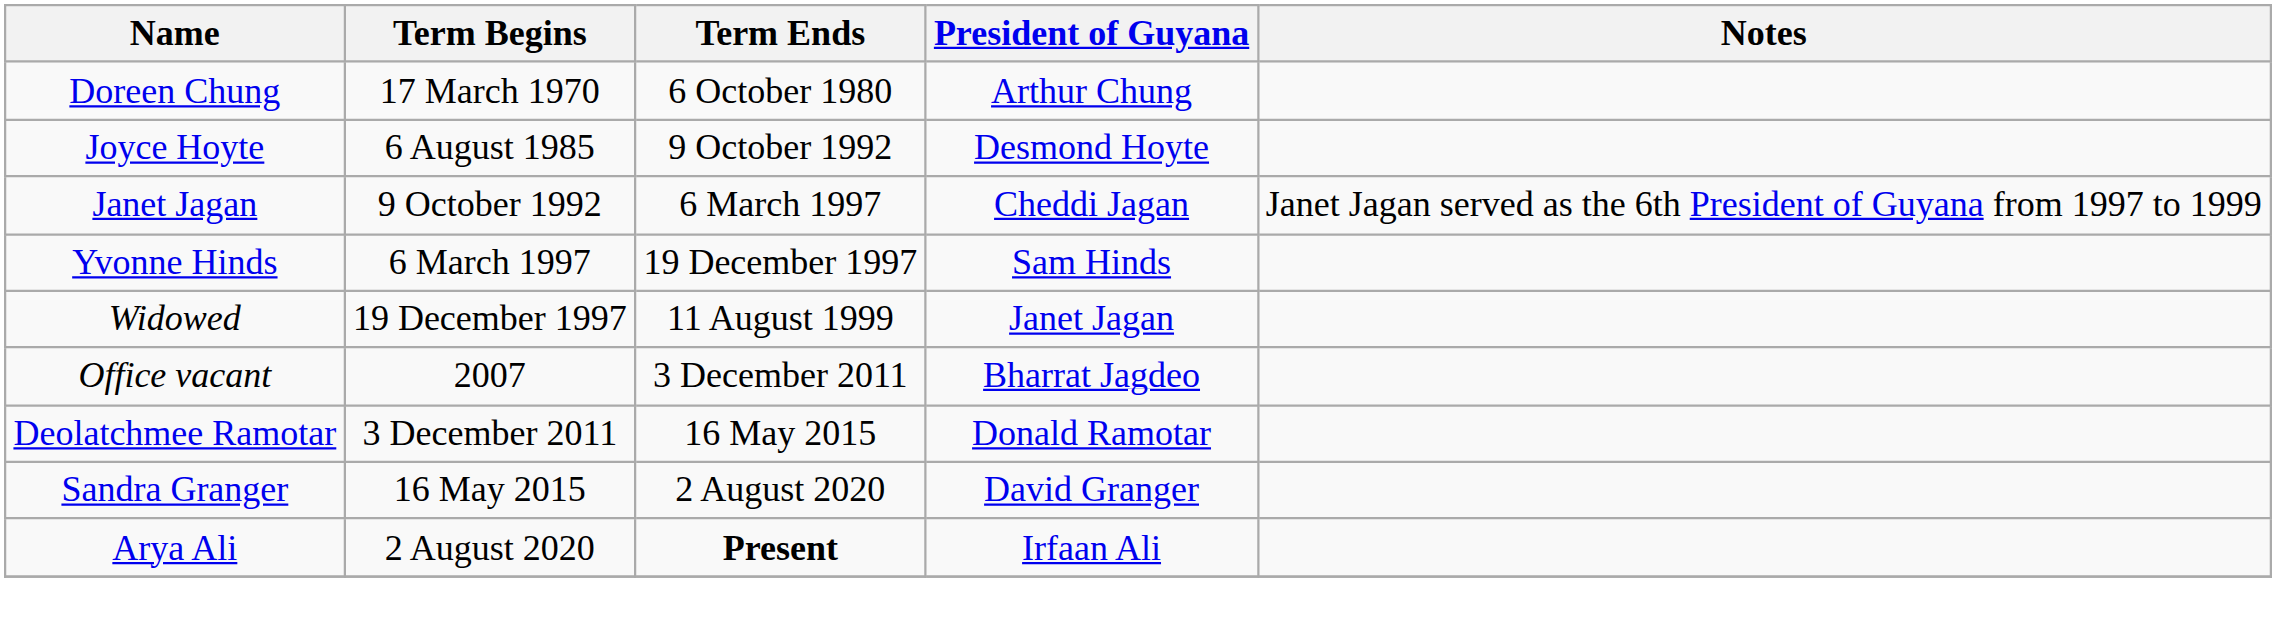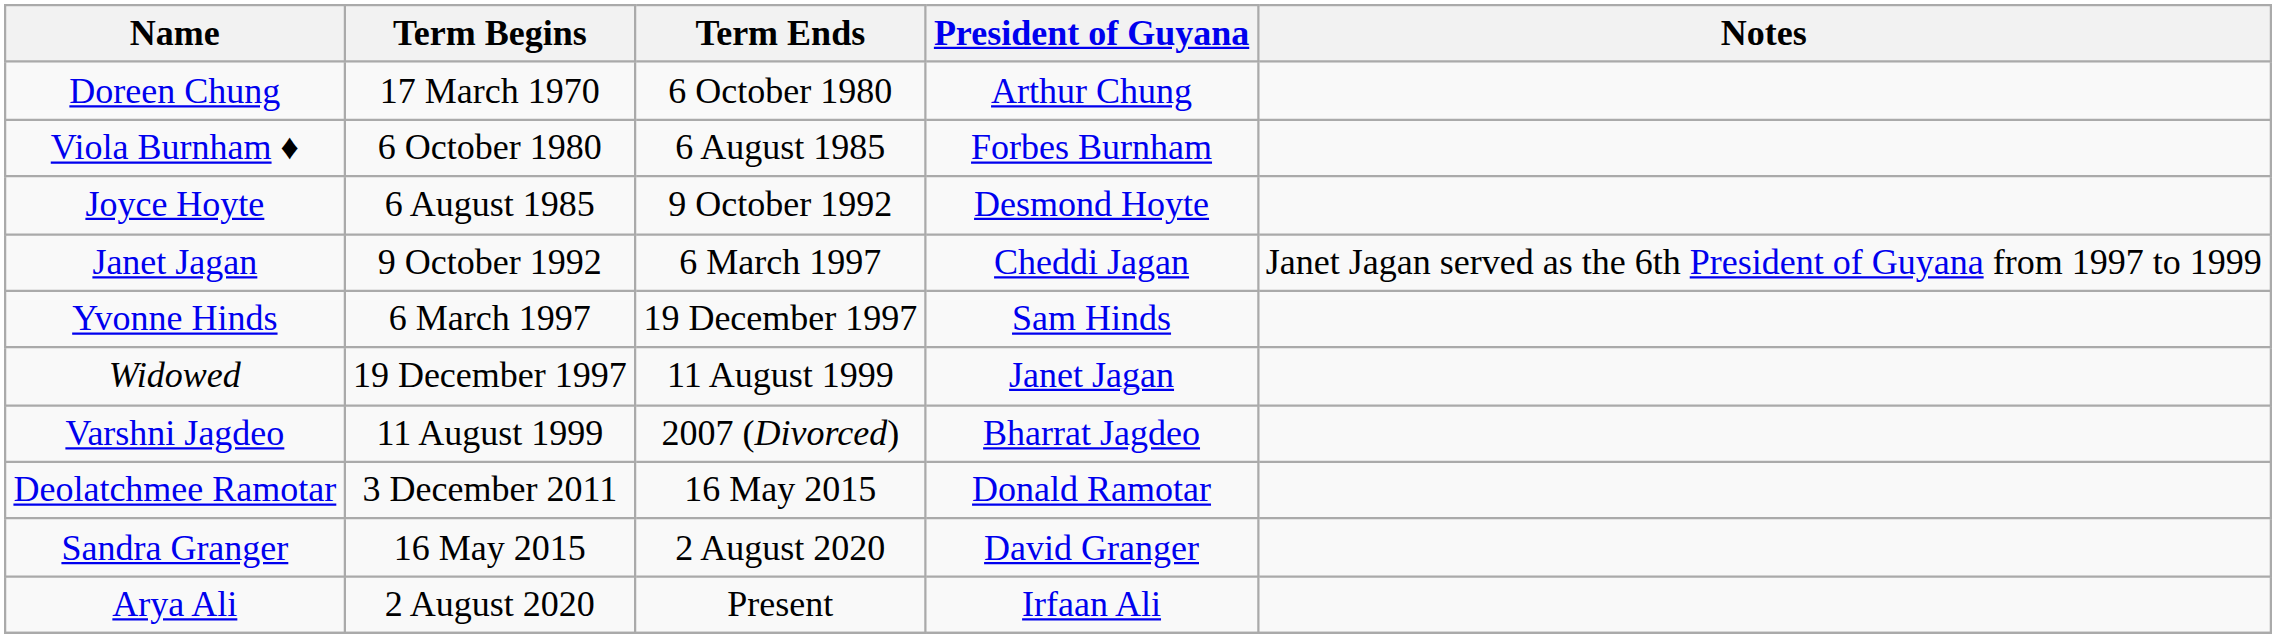+ row: (175, 147)
+ row: (175, 432)
- row: (175, 375)
(780, 546) bold -> (780, 603) normal
